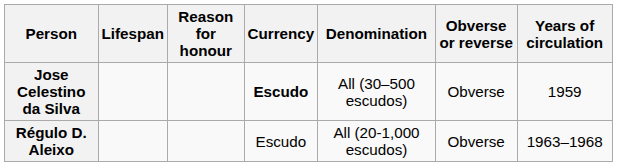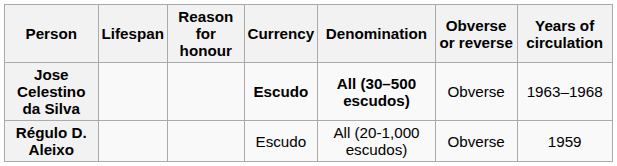(376, 92) normal -> (376, 92) bold
(565, 92) 1959 -> (565, 92) 1963–1968
(565, 141) 1963–1968 -> (565, 141) 1959
